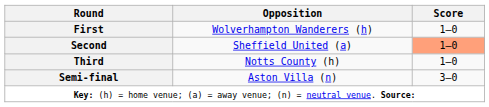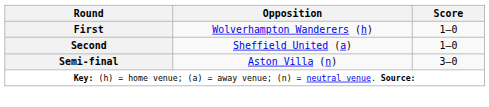(448, 46) lightsalmon background -> (448, 46) no background
- row: (89, 62)
